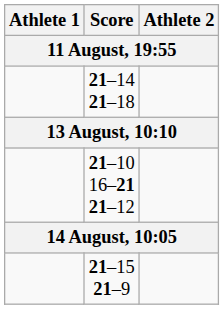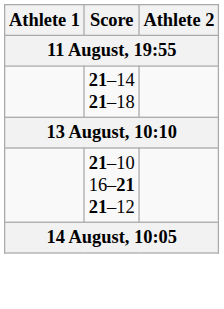- row: (112, 278)
